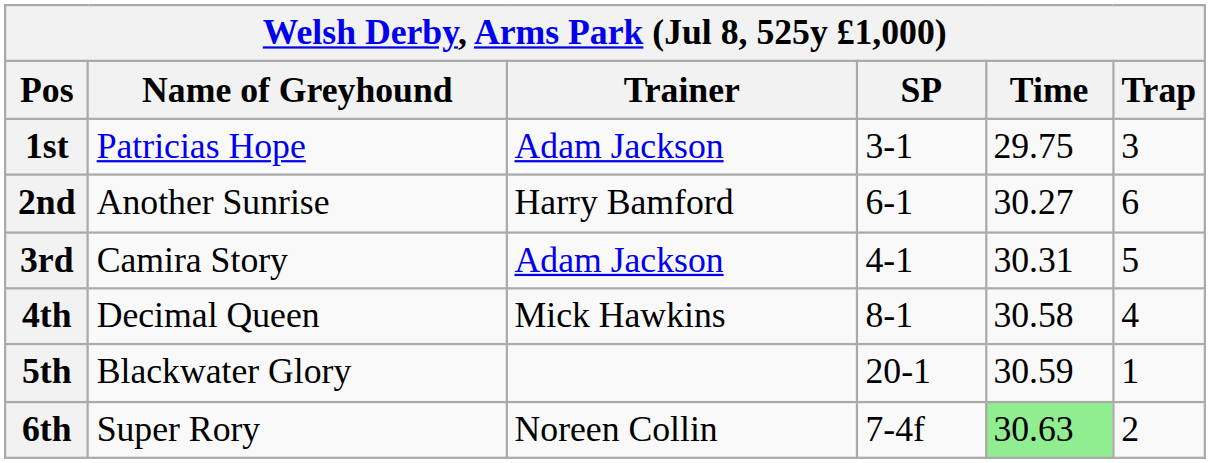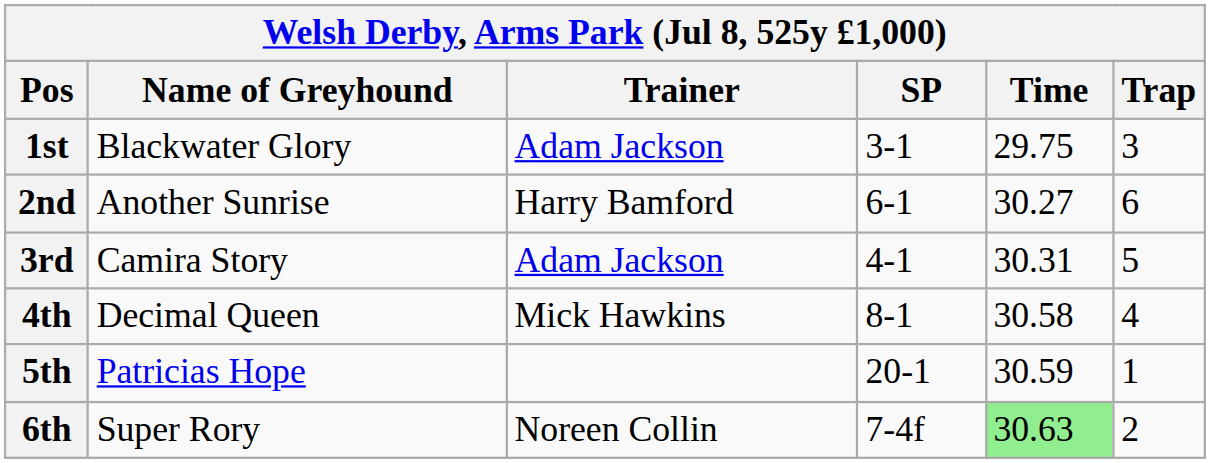(201, 145) Patricias Hope -> (224, 145) Blackwater Glory
(224, 372) Blackwater Glory -> (201, 372) Patricias Hope
